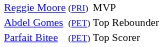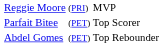rows swapped: (31, 37) <-> (34, 22)
